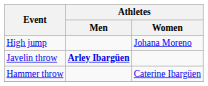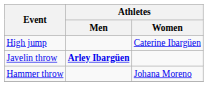(163, 43) Johana Moreno -> (167, 43) Caterine Ibargüen
(167, 74) Caterine Ibargüen -> (163, 74) Johana Moreno
